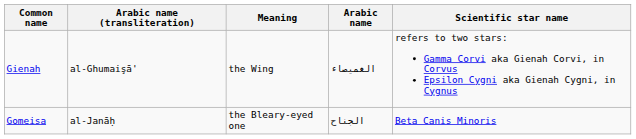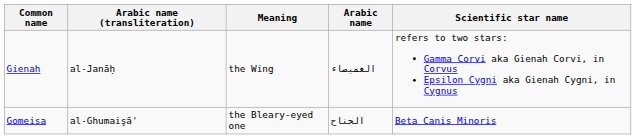(104, 69) al-Ghumaişā' -> (92, 69) al-Janāḥ
(92, 121) al-Janāḥ -> (104, 121) al-Ghumaişā'
